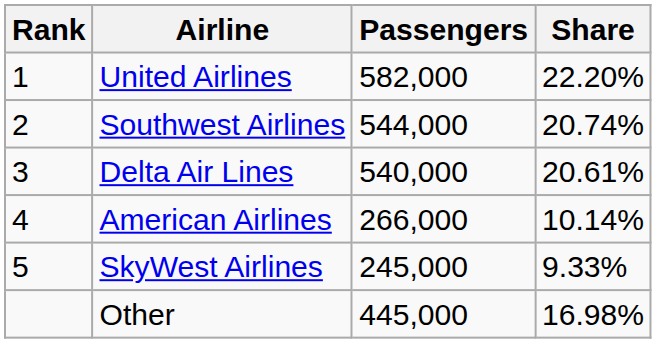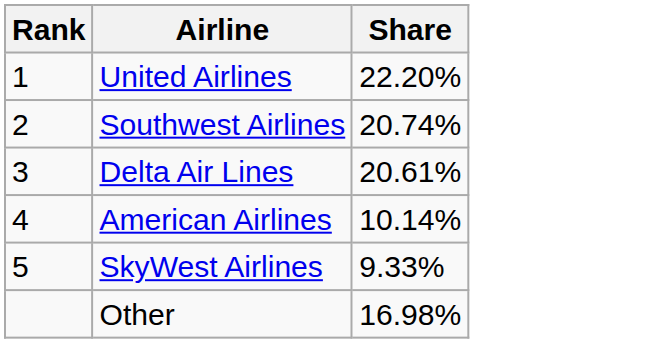- column: (444, 29)
